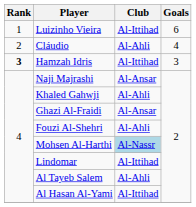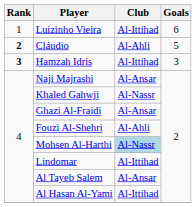(19, 45) normal -> (19, 45) bold
(176, 45) 4 -> (176, 45) 5
(134, 95) Al-Ahli -> (136, 95) Al-Nassr
(134, 177) Al-Ahli -> (137, 177) Al-Ansar
